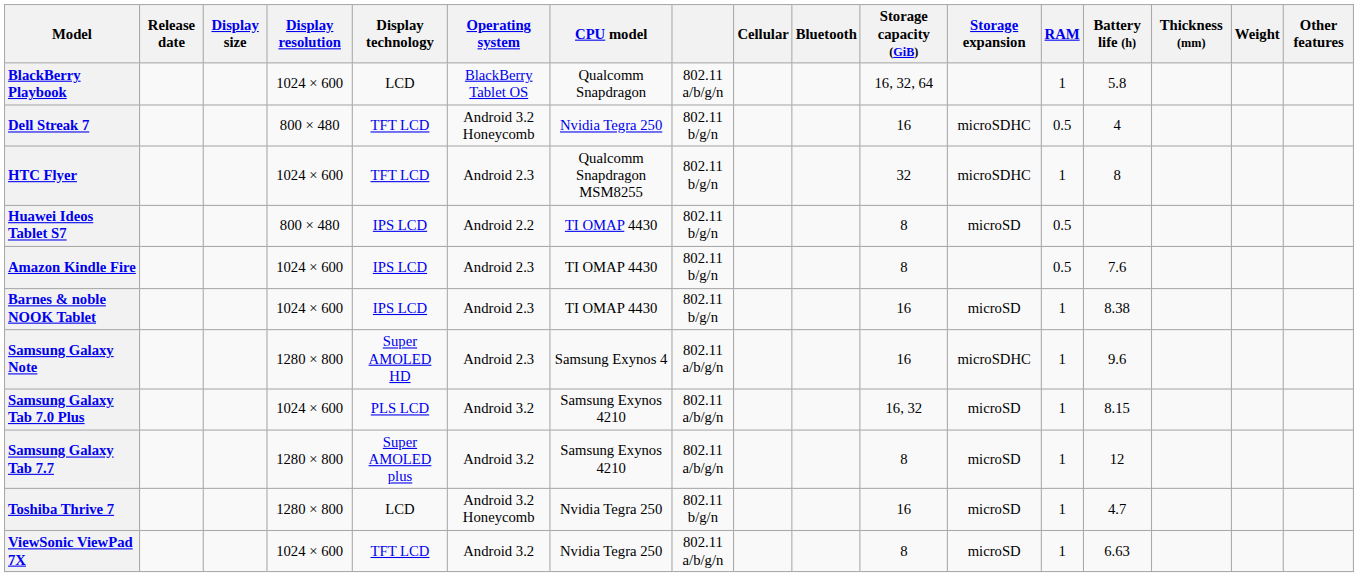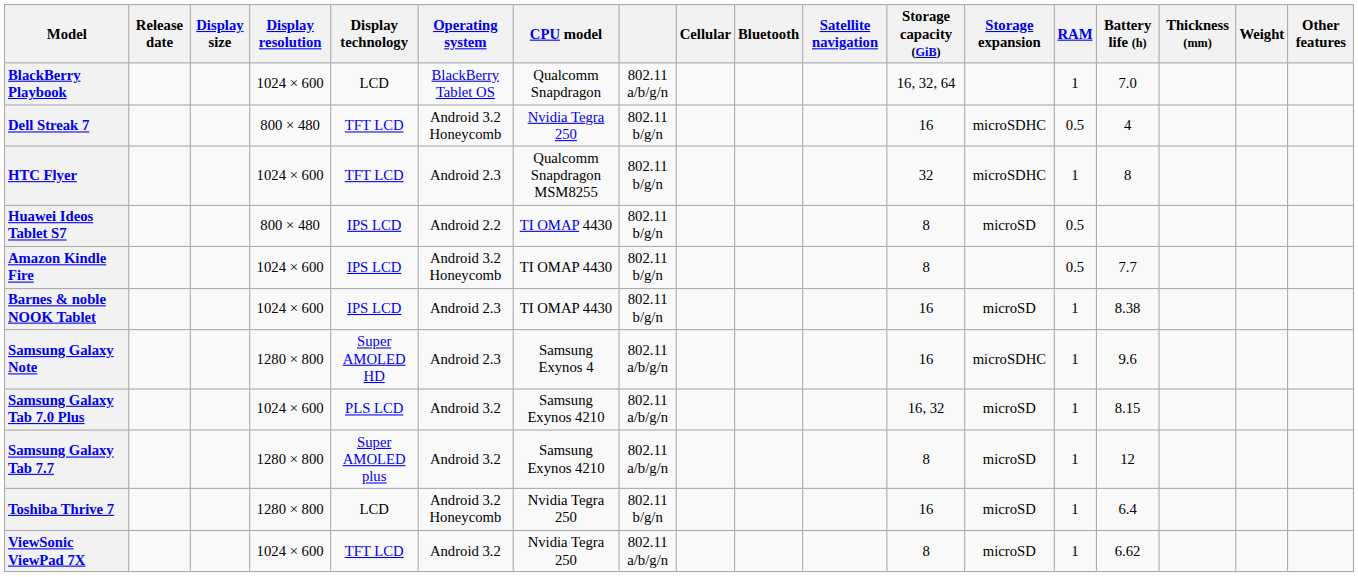+ column: (845, 33)
(1117, 83) 5.8 -> (1128, 83) 7.0
(499, 266) Android 2.3 -> (465, 266) Android 3.2 Honeycomb
(1117, 266) 7.6 -> (1128, 266) 7.7
(1117, 509) 4.7 -> (1128, 509) 6.4
(1117, 550) 6.63 -> (1128, 550) 6.62
